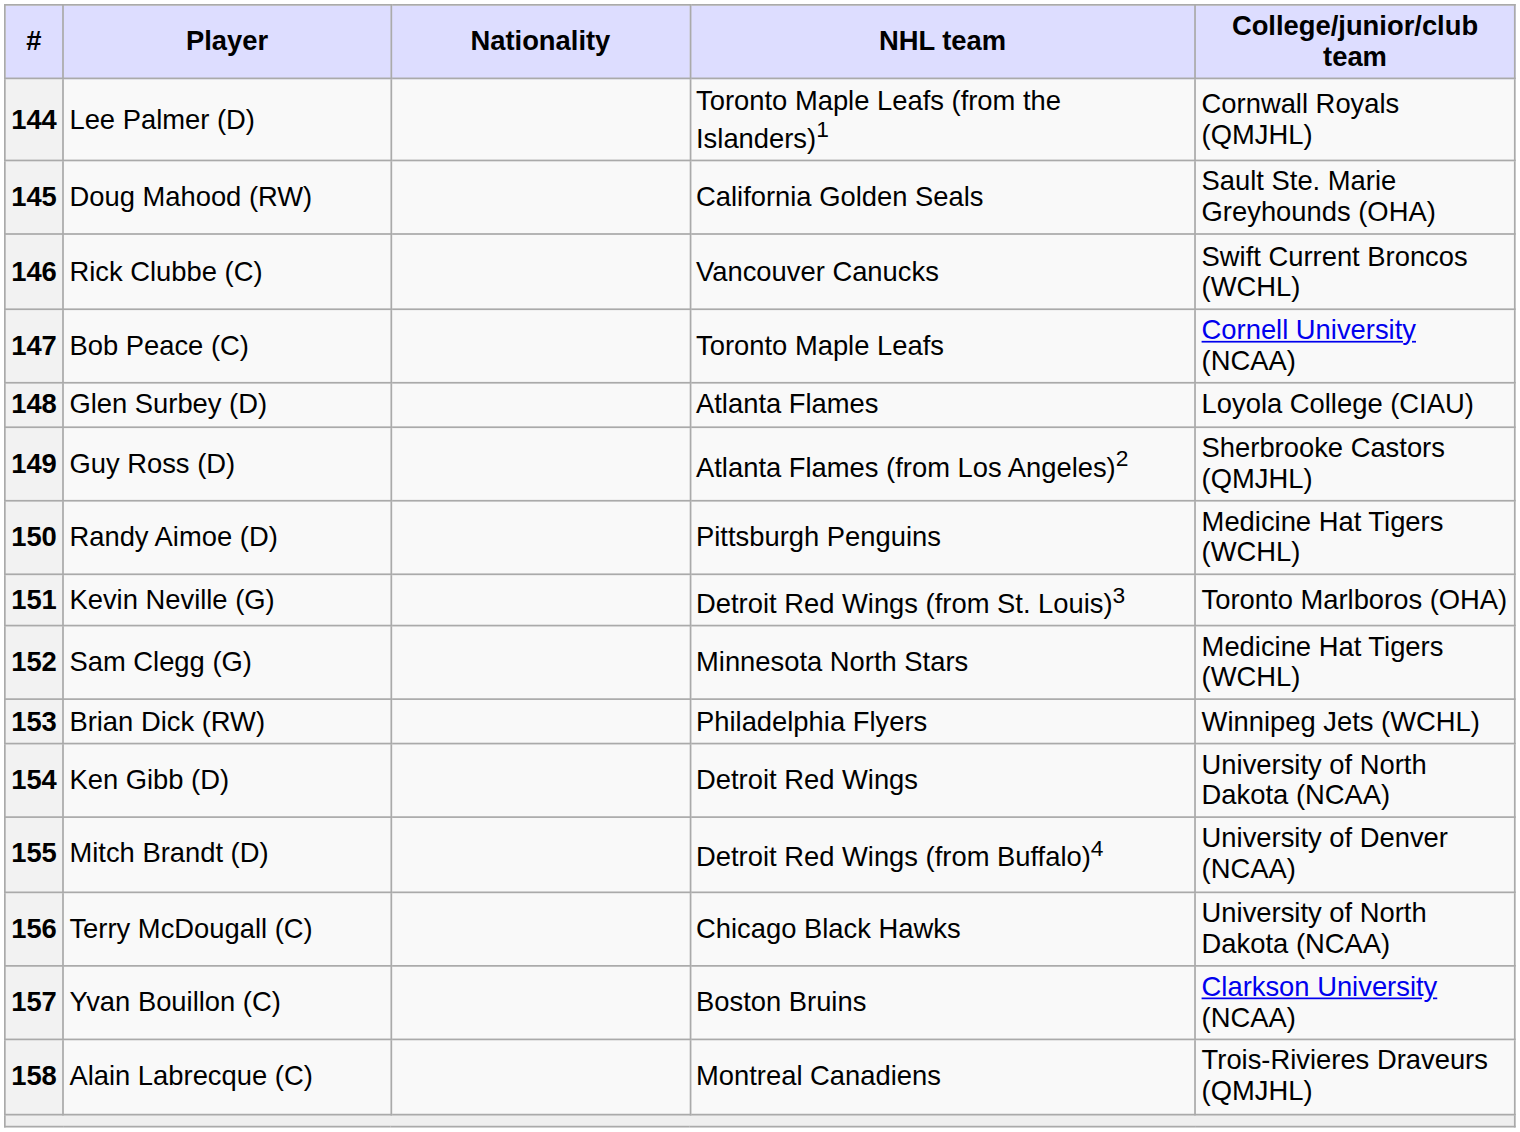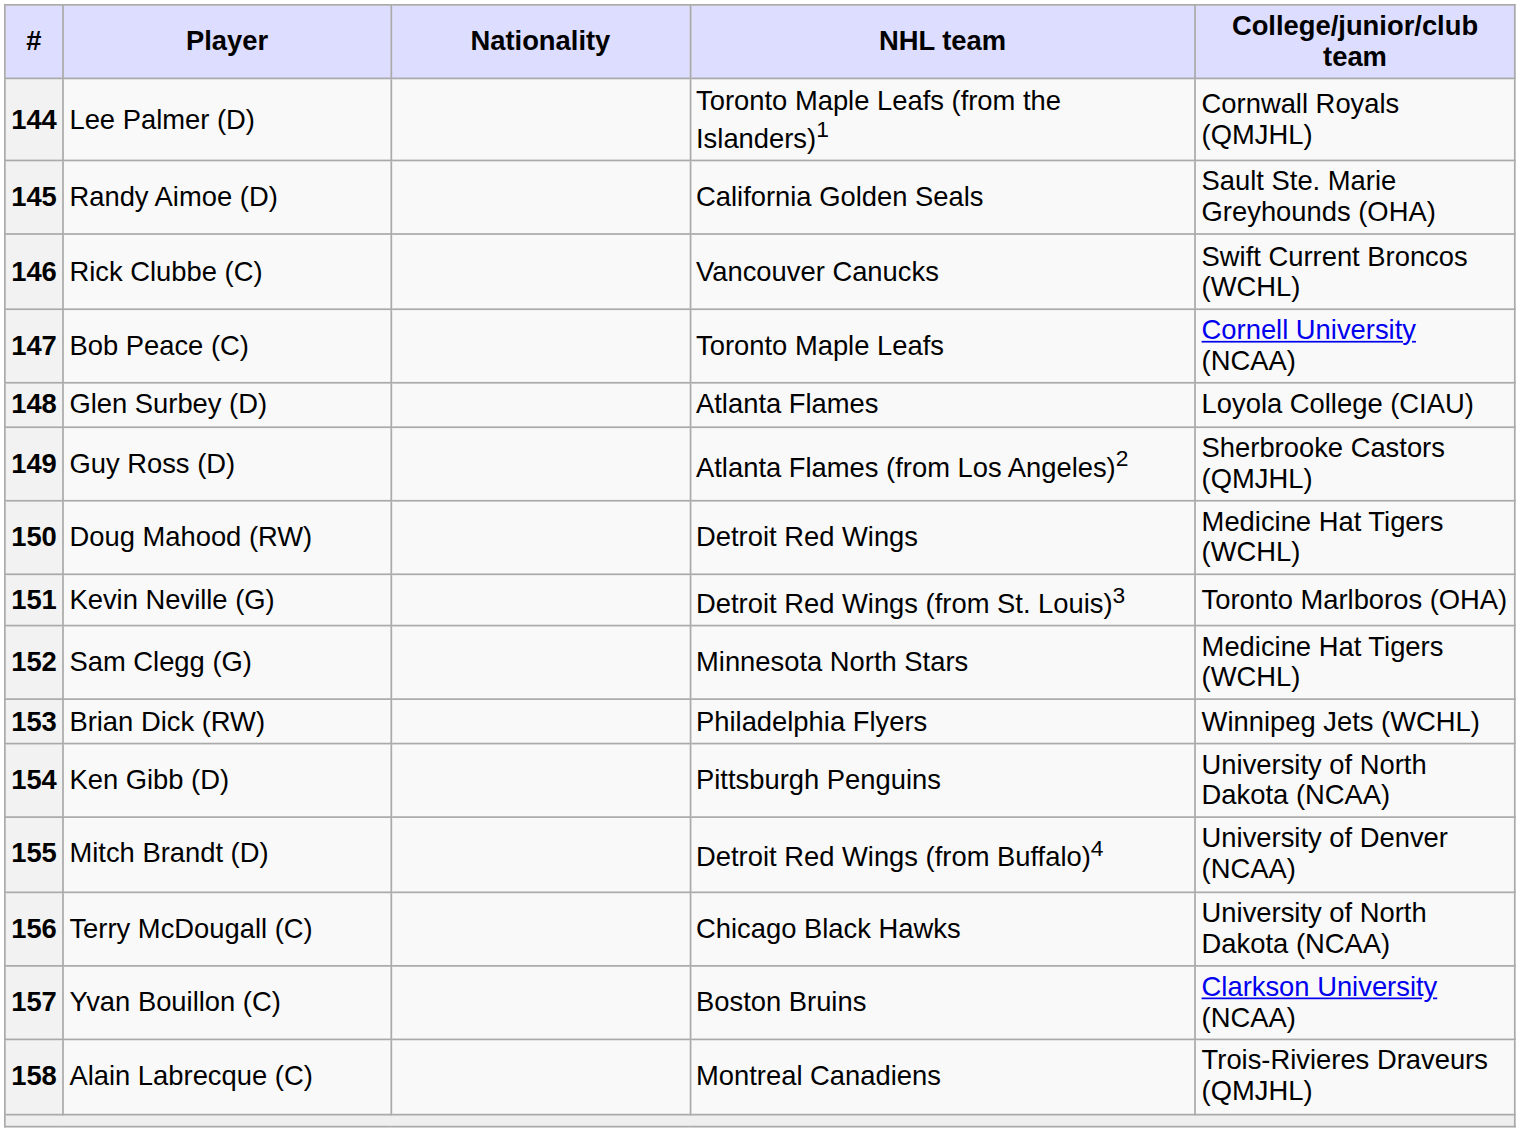(191, 197) Doug Mahood (RW) -> (174, 197) Randy Aimoe (D)
(174, 537) Randy Aimoe (D) -> (191, 537) Doug Mahood (RW)
(818, 537) Pittsburgh Penguins -> (807, 537) Detroit Red Wings
(807, 779) Detroit Red Wings -> (818, 779) Pittsburgh Penguins
